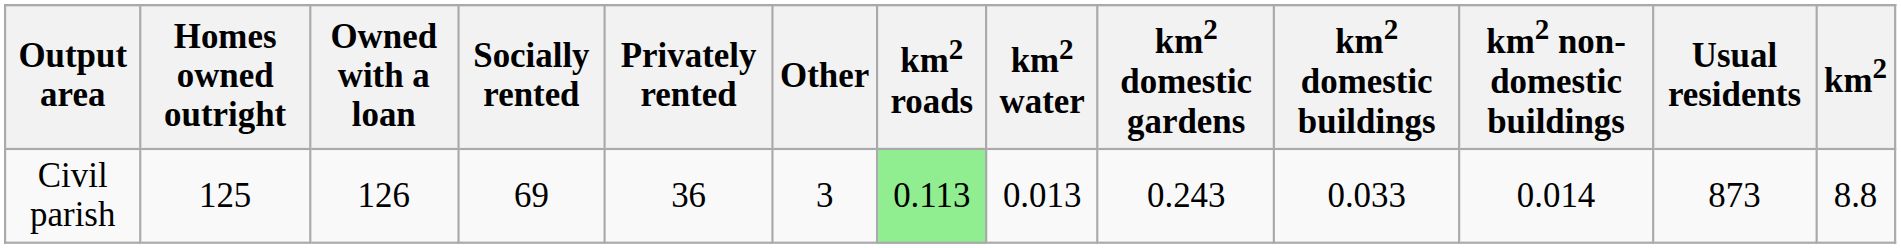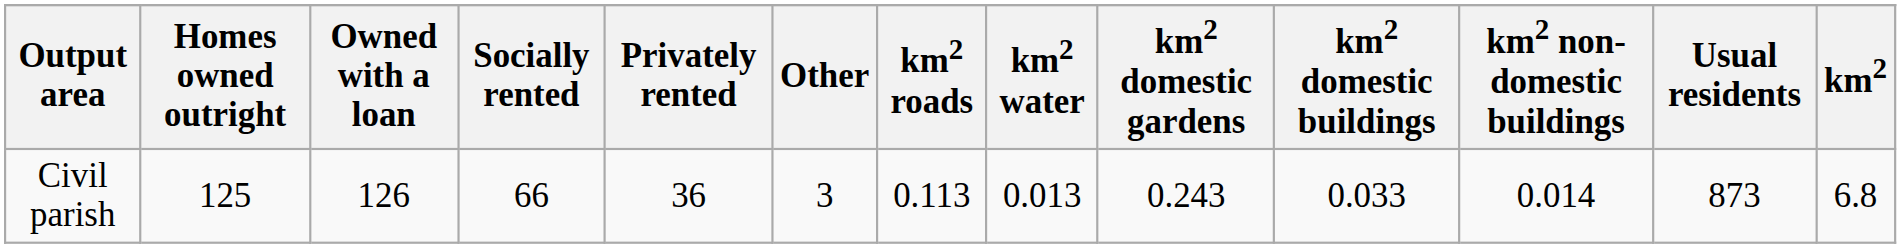(531, 195) 69 -> (531, 195) 66
(932, 195) lightgreen background -> (932, 195) no background
(1856, 195) 8.8 -> (1856, 195) 6.8
